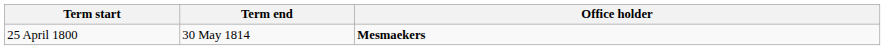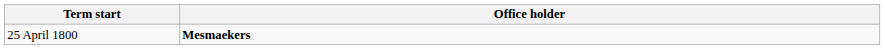- column: (267, 14)
